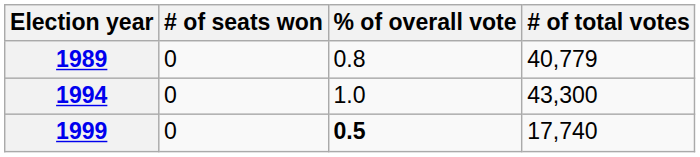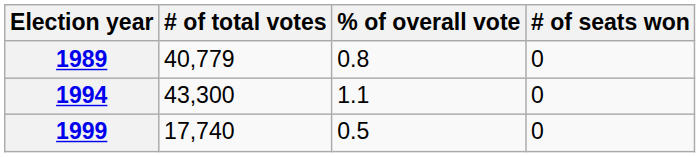columns swapped: (608, 22) <-> (243, 22)
(349, 95) 1.0 -> (353, 95) 1.1
(349, 132) bold -> (353, 132) normal
